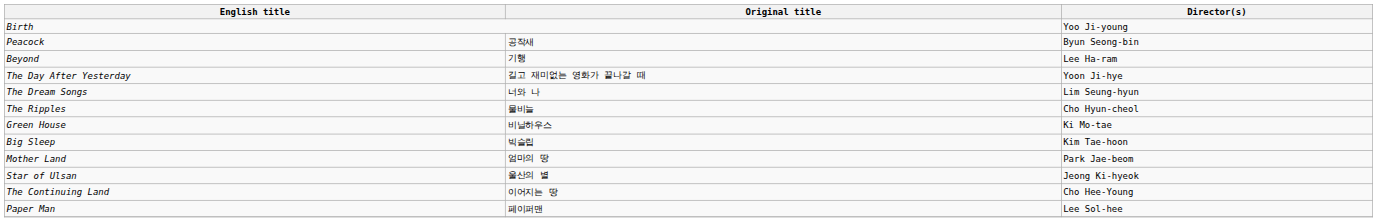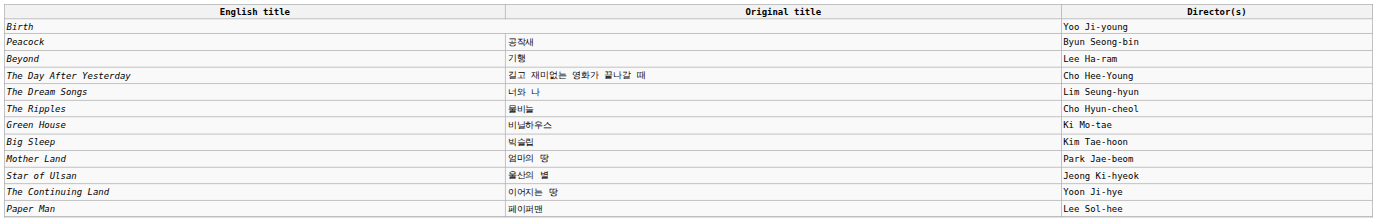(1093, 75) Yoon Ji-hye -> (1098, 75) Cho Hee-Young
(1098, 192) Cho Hee-Young -> (1093, 192) Yoon Ji-hye
